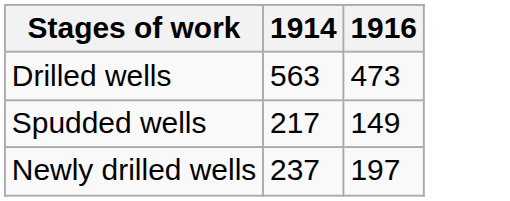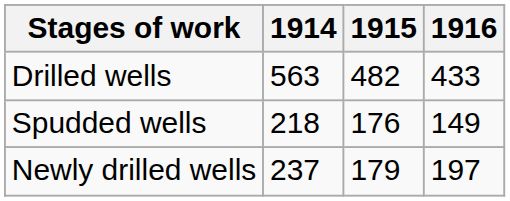+ column: (384, 28)
(375, 75) 473 -> (456, 75) 433
(295, 123) 217 -> (295, 123) 218
